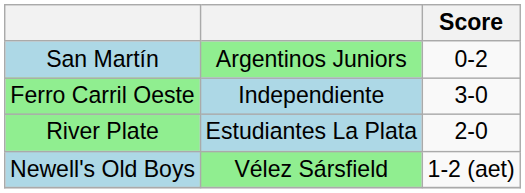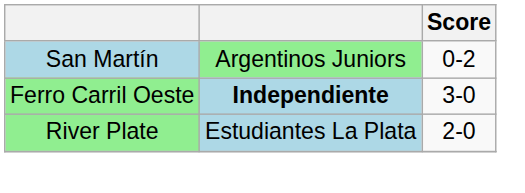(311, 95) normal -> (311, 95) bold
- row: (103, 168)
